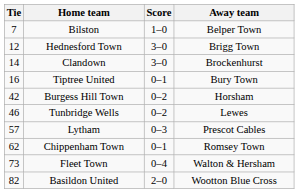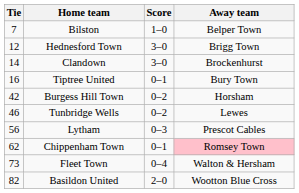(14, 130) 57 -> (14, 130) 56
(234, 146) no background -> (234, 146) pink background
